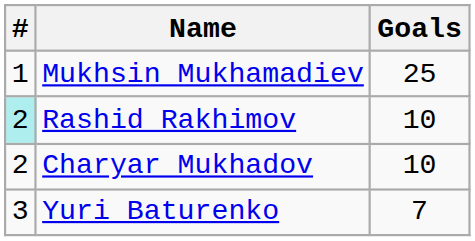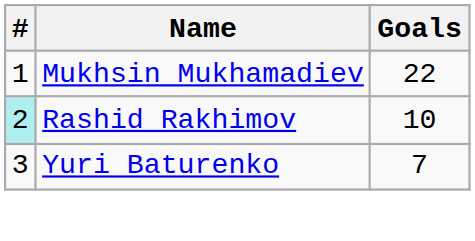(420, 74) 25 -> (420, 74) 22
- row: (178, 166)
